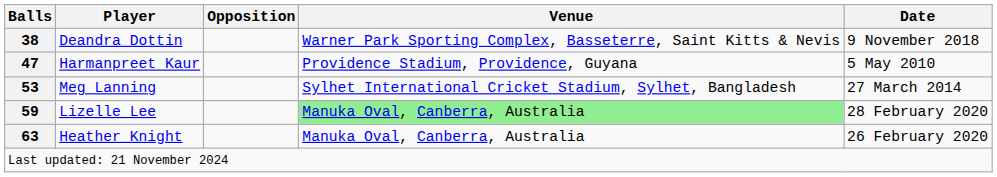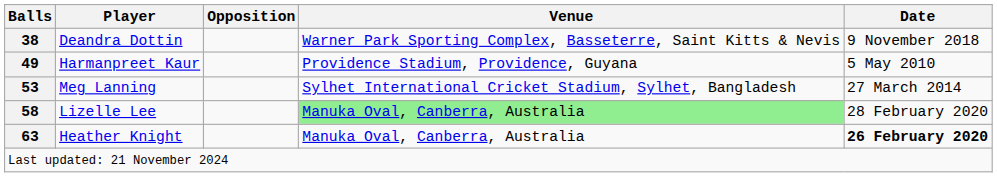(30, 64) 47 -> (30, 64) 49
(30, 112) 59 -> (30, 112) 58
(918, 136) normal -> (918, 136) bold
